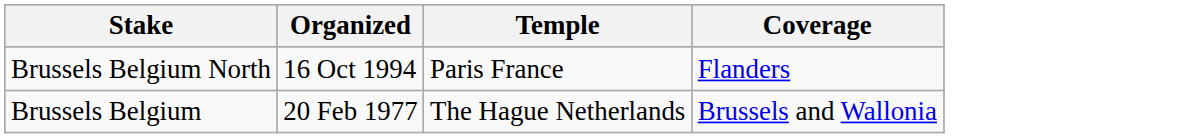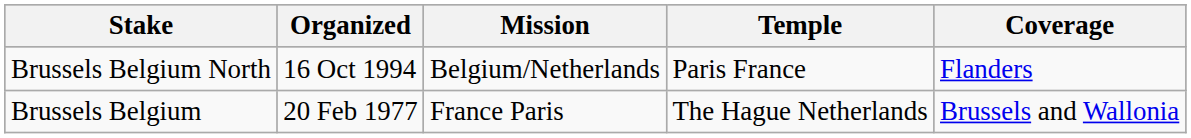+ column: (545, 25)
